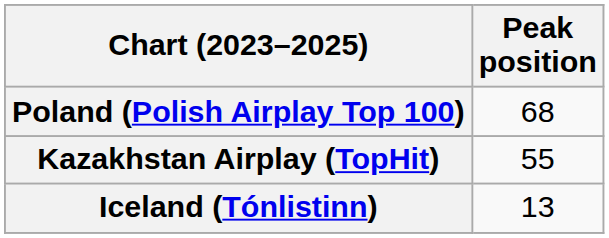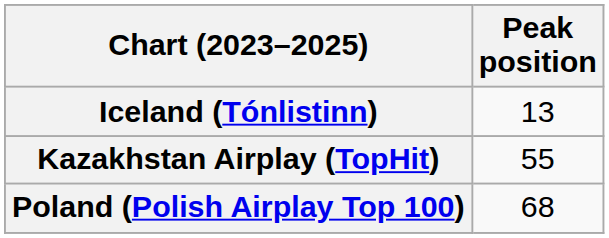rows swapped: (238, 207) <-> (238, 111)
